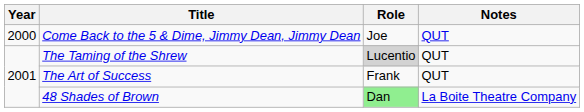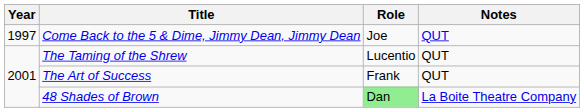(22, 35) 2000 -> (22, 35) 1997
(391, 55) lightgrey background -> (391, 55) no background
